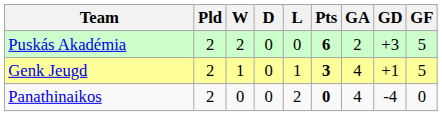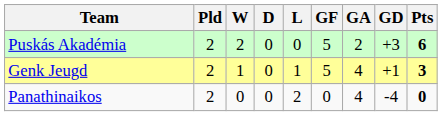columns swapped: (422, 17) <-> (326, 17)
